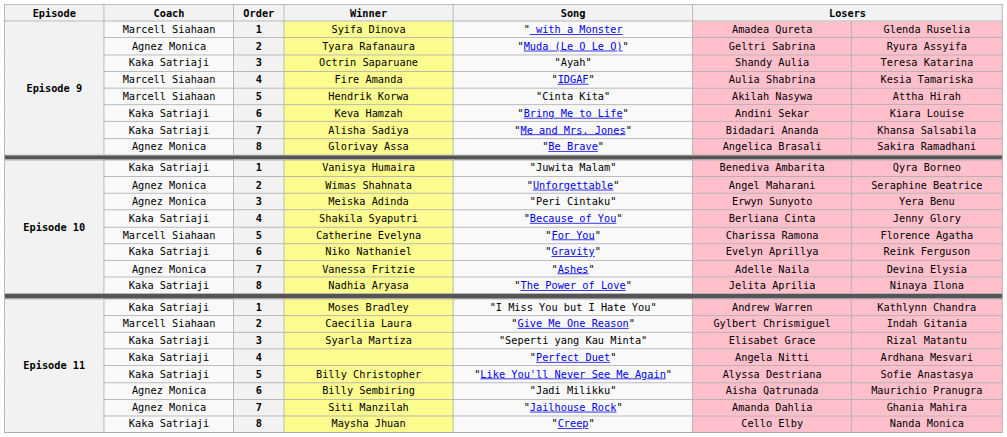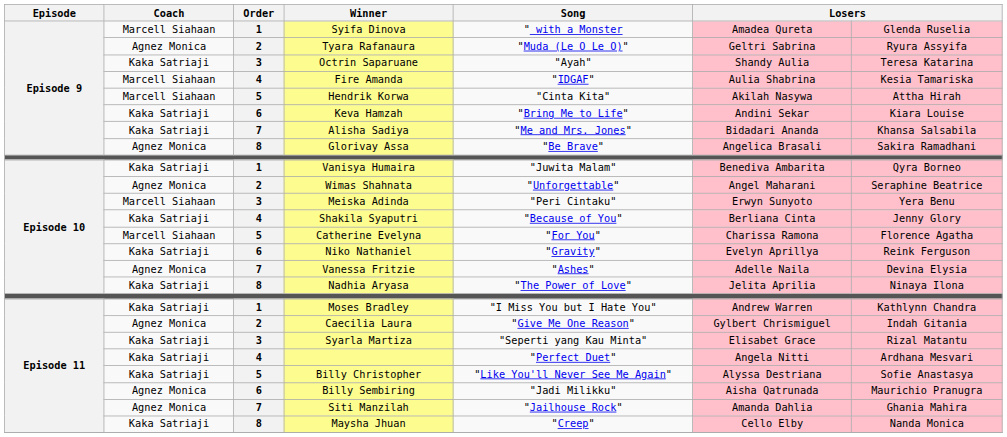(169, 202) Agnez Monica -> (169, 202) Marcell Siahaan
(169, 324) Marcell Siahaan -> (169, 324) Agnez Monica
